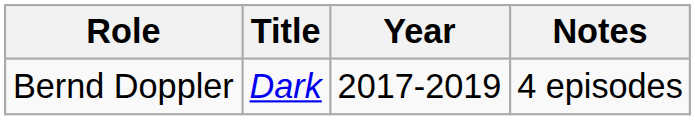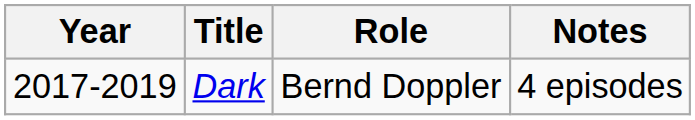columns swapped: (419, 31) <-> (123, 31)
